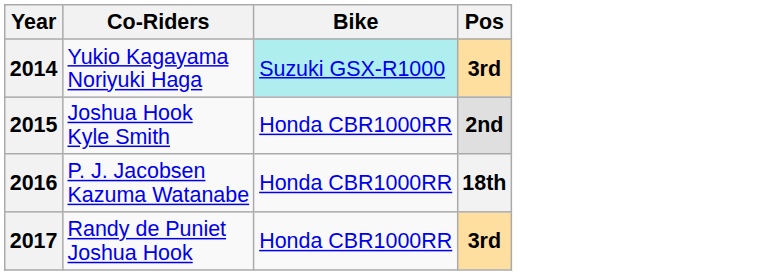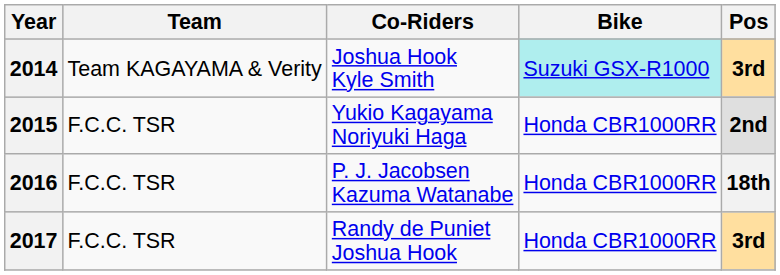+ column: (195, 22)
(148, 68) Yukio Kagayama Noriyuki Haga -> (394, 68) Joshua Hook Kyle Smith
(130, 126) Joshua Hook Kyle Smith -> (412, 126) Yukio Kagayama Noriyuki Haga
